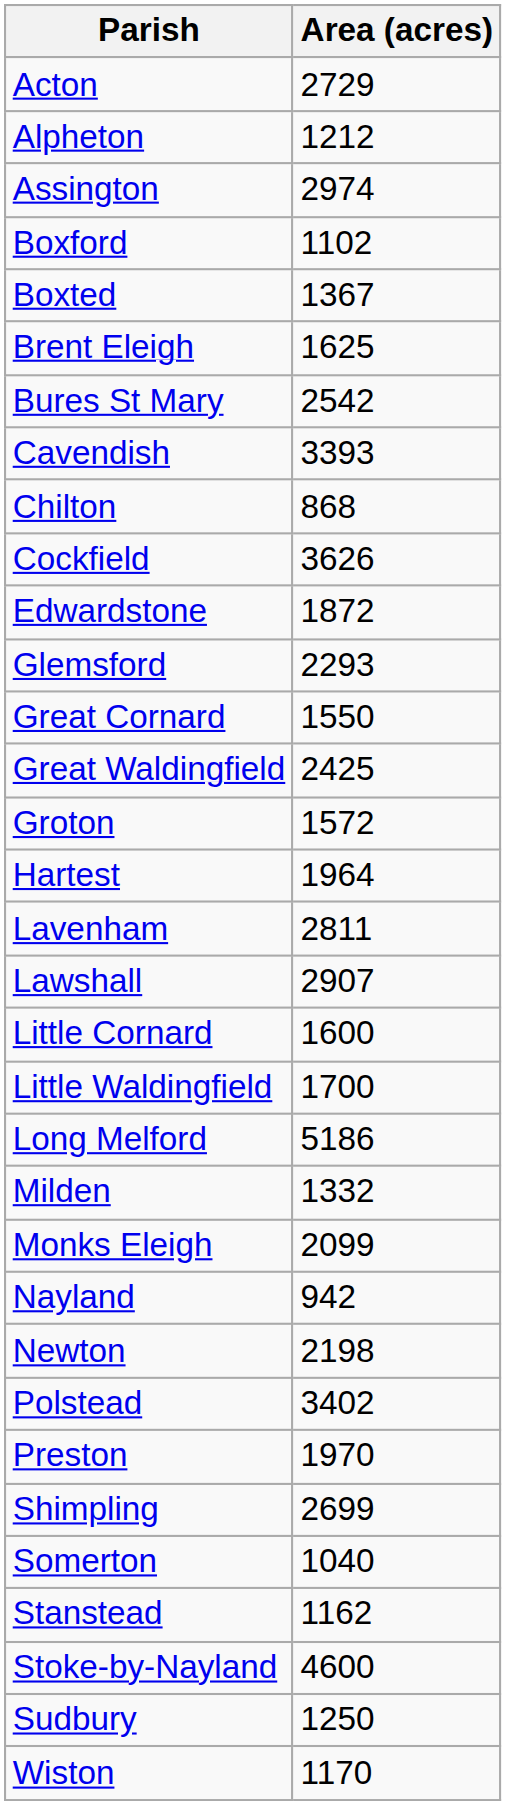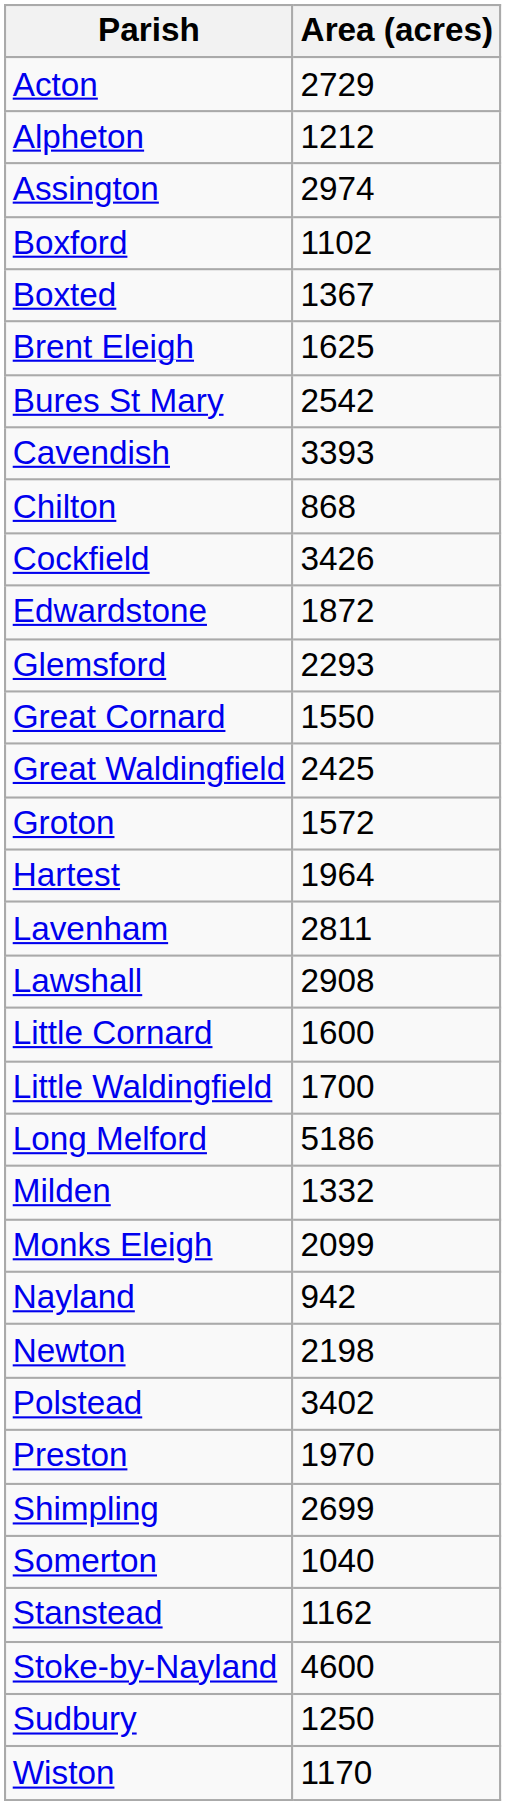(338, 558) 3626 -> (338, 558) 3426
(338, 980) 2907 -> (338, 980) 2908
